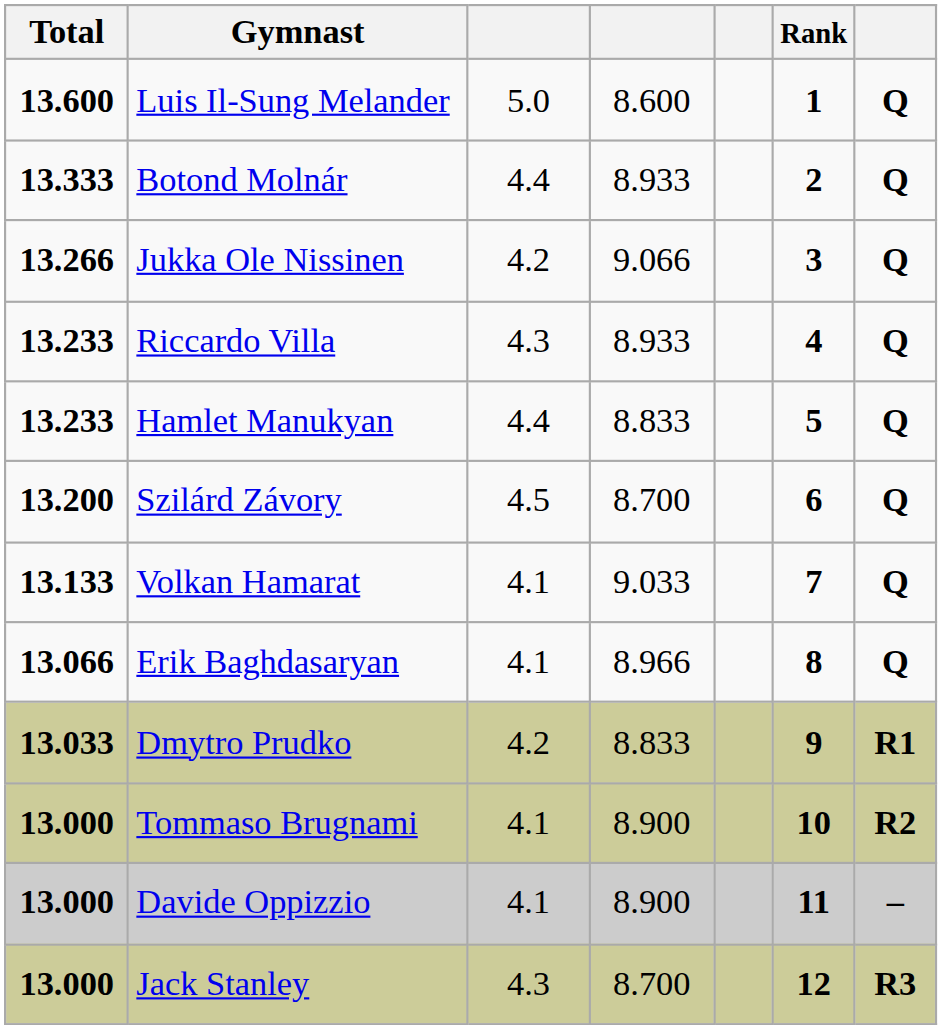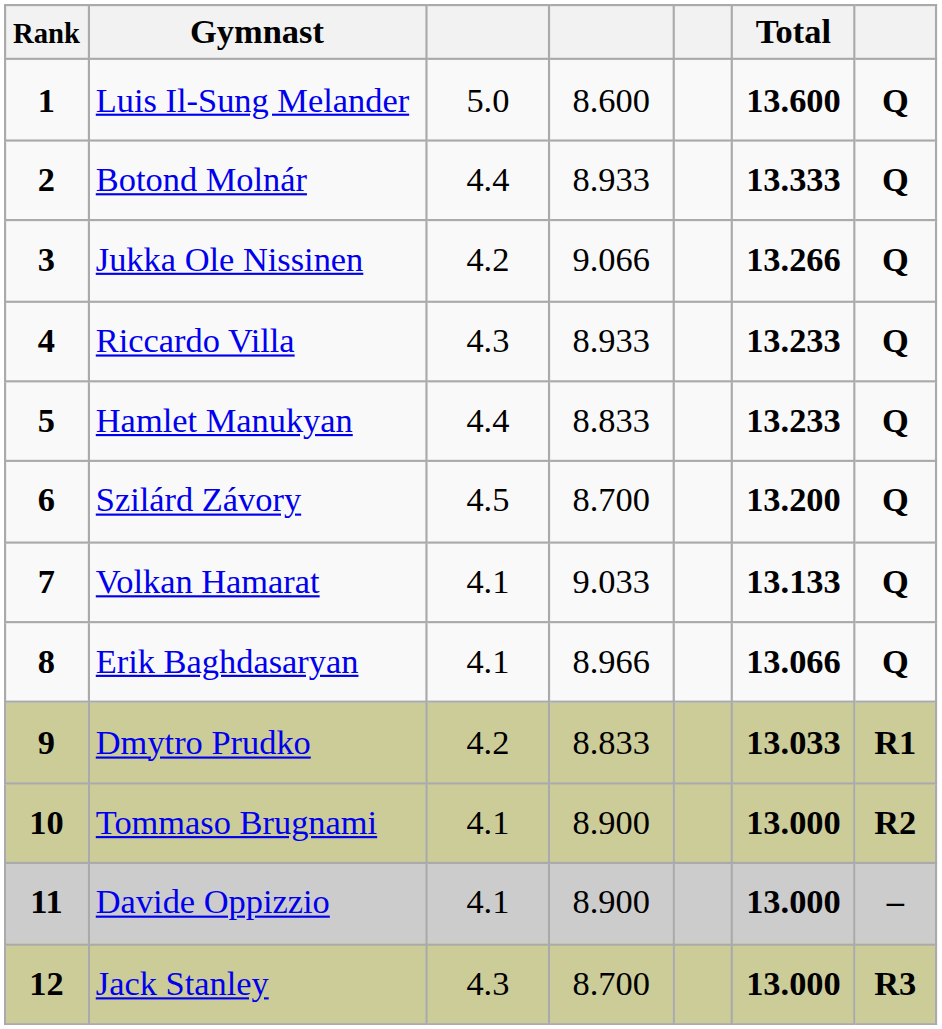columns swapped: (814, 33) <-> (67, 31)
